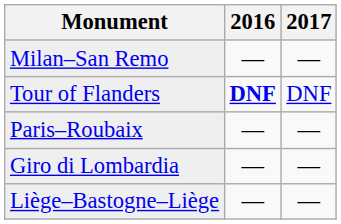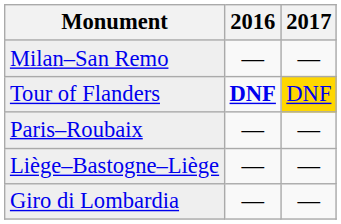(309, 93) no background -> (309, 93) gold background
rows swapped: (115, 201) <-> (94, 165)
